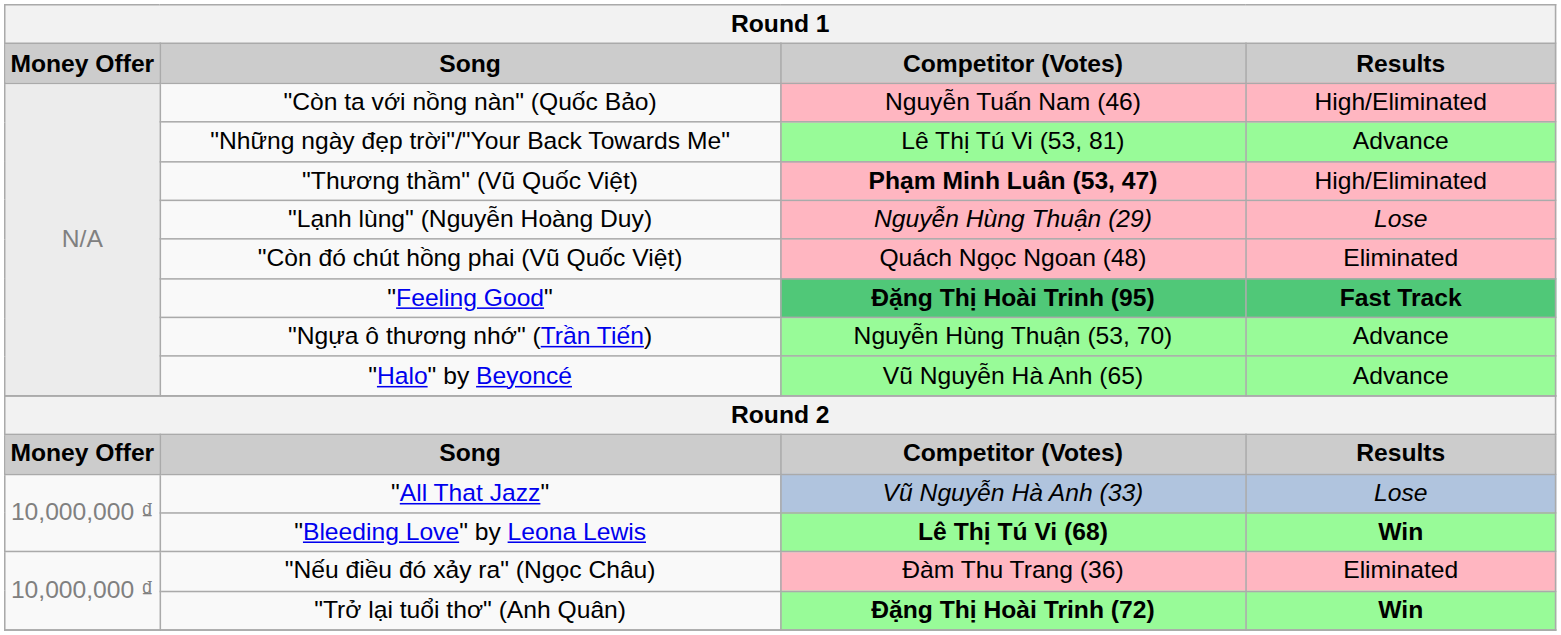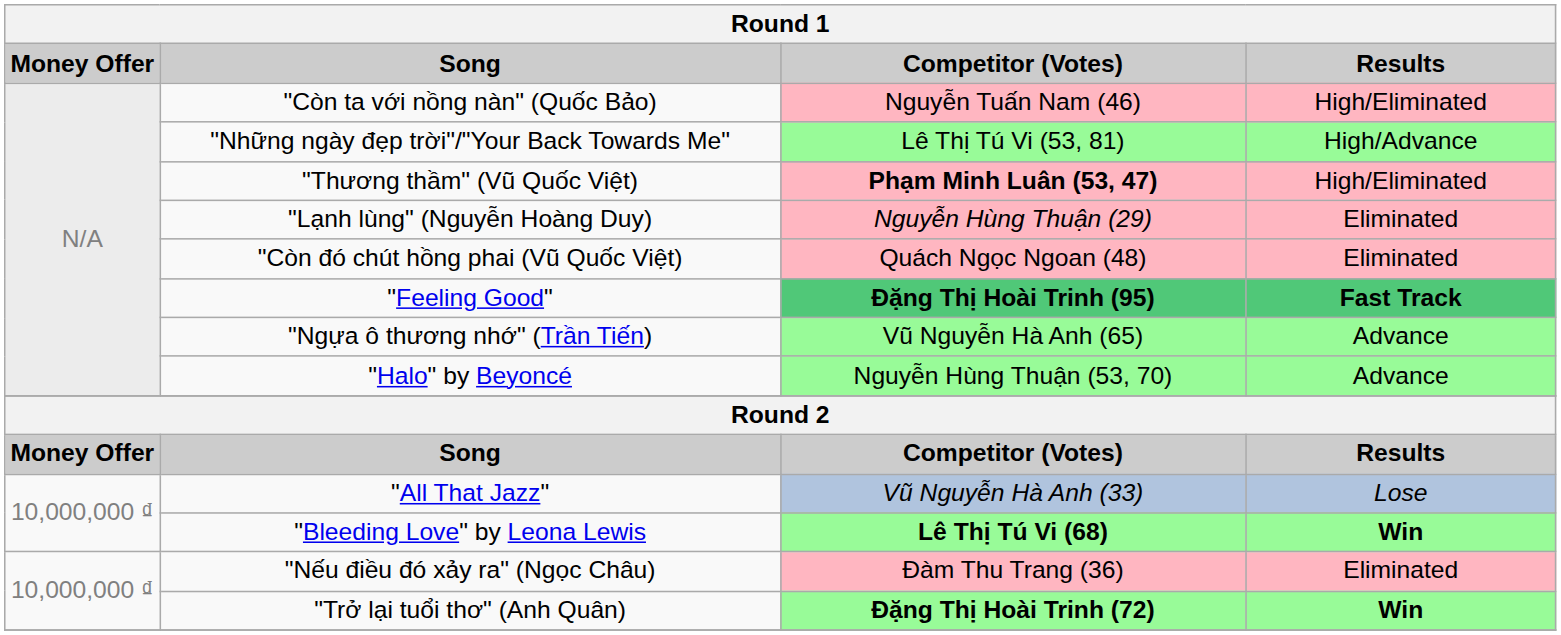(1401, 141) Advance -> (1401, 141) High/Advance
(1401, 219) Lose -> (1401, 219) Eliminated
(1013, 336) Nguyễn Hùng Thuận (53, 70) -> (1013, 336) Vũ Nguyễn Hà Anh (65)
(1013, 375) Vũ Nguyễn Hà Anh (65) -> (1013, 375) Nguyễn Hùng Thuận (53, 70)
